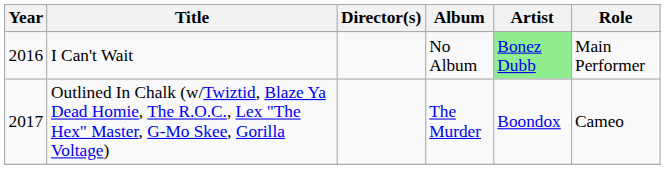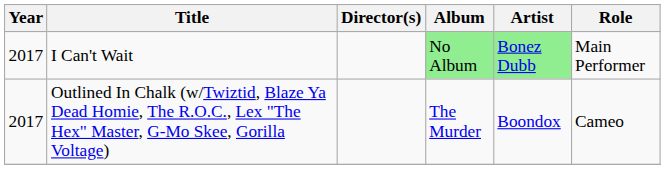(26, 55) 2016 -> (26, 55) 2017
(453, 55) no background -> (453, 55) lightgreen background
